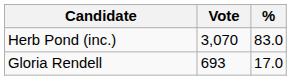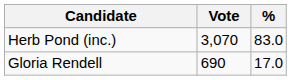(213, 63) 693 -> (213, 63) 690
